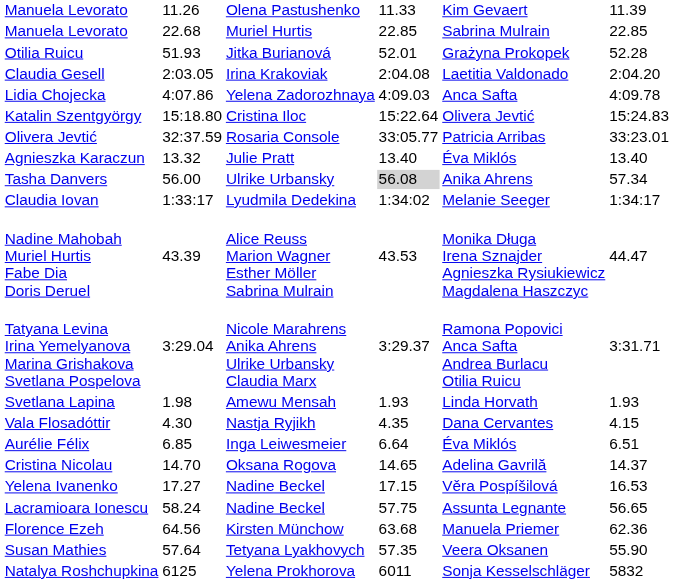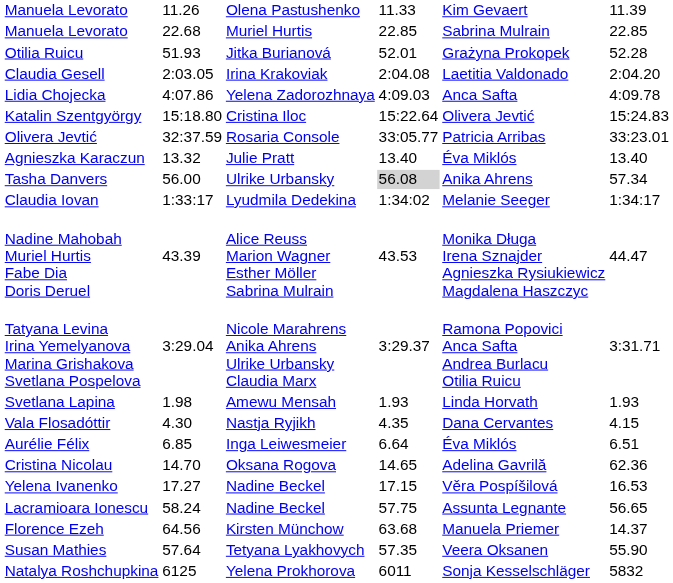(628, 465) 14.37 -> (628, 465) 62.36
(628, 528) 62.36 -> (628, 528) 14.37
